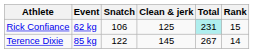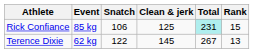(85, 27) 62 kg -> (85, 27) 85 kg
(85, 42) 85 kg -> (85, 42) 62 kg
(235, 42) 14 -> (235, 42) 13
